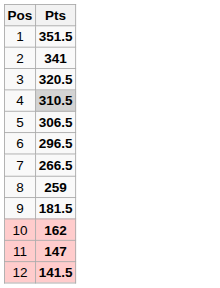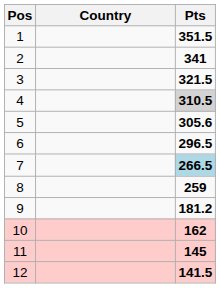+ column: (105, 15)
(56, 80) 320.5 -> (195, 80) 321.5
(56, 122) 306.5 -> (195, 122) 305.6
(56, 165) no background -> (195, 165) lightblue background
(56, 208) 181.5 -> (195, 208) 181.2
(56, 251) 147 -> (195, 251) 145
